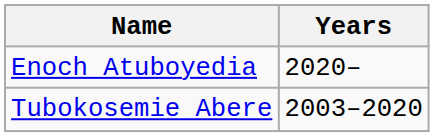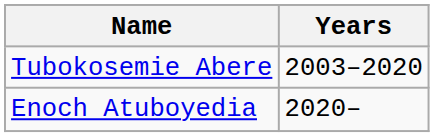rows swapped: (142, 109) <-> (134, 68)
